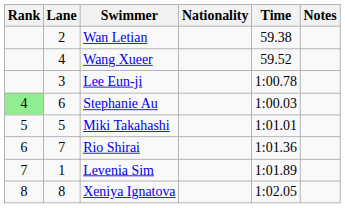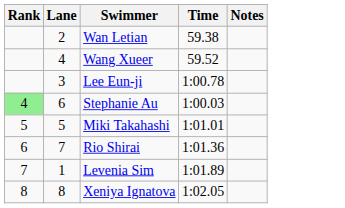- column: (215, 15)
